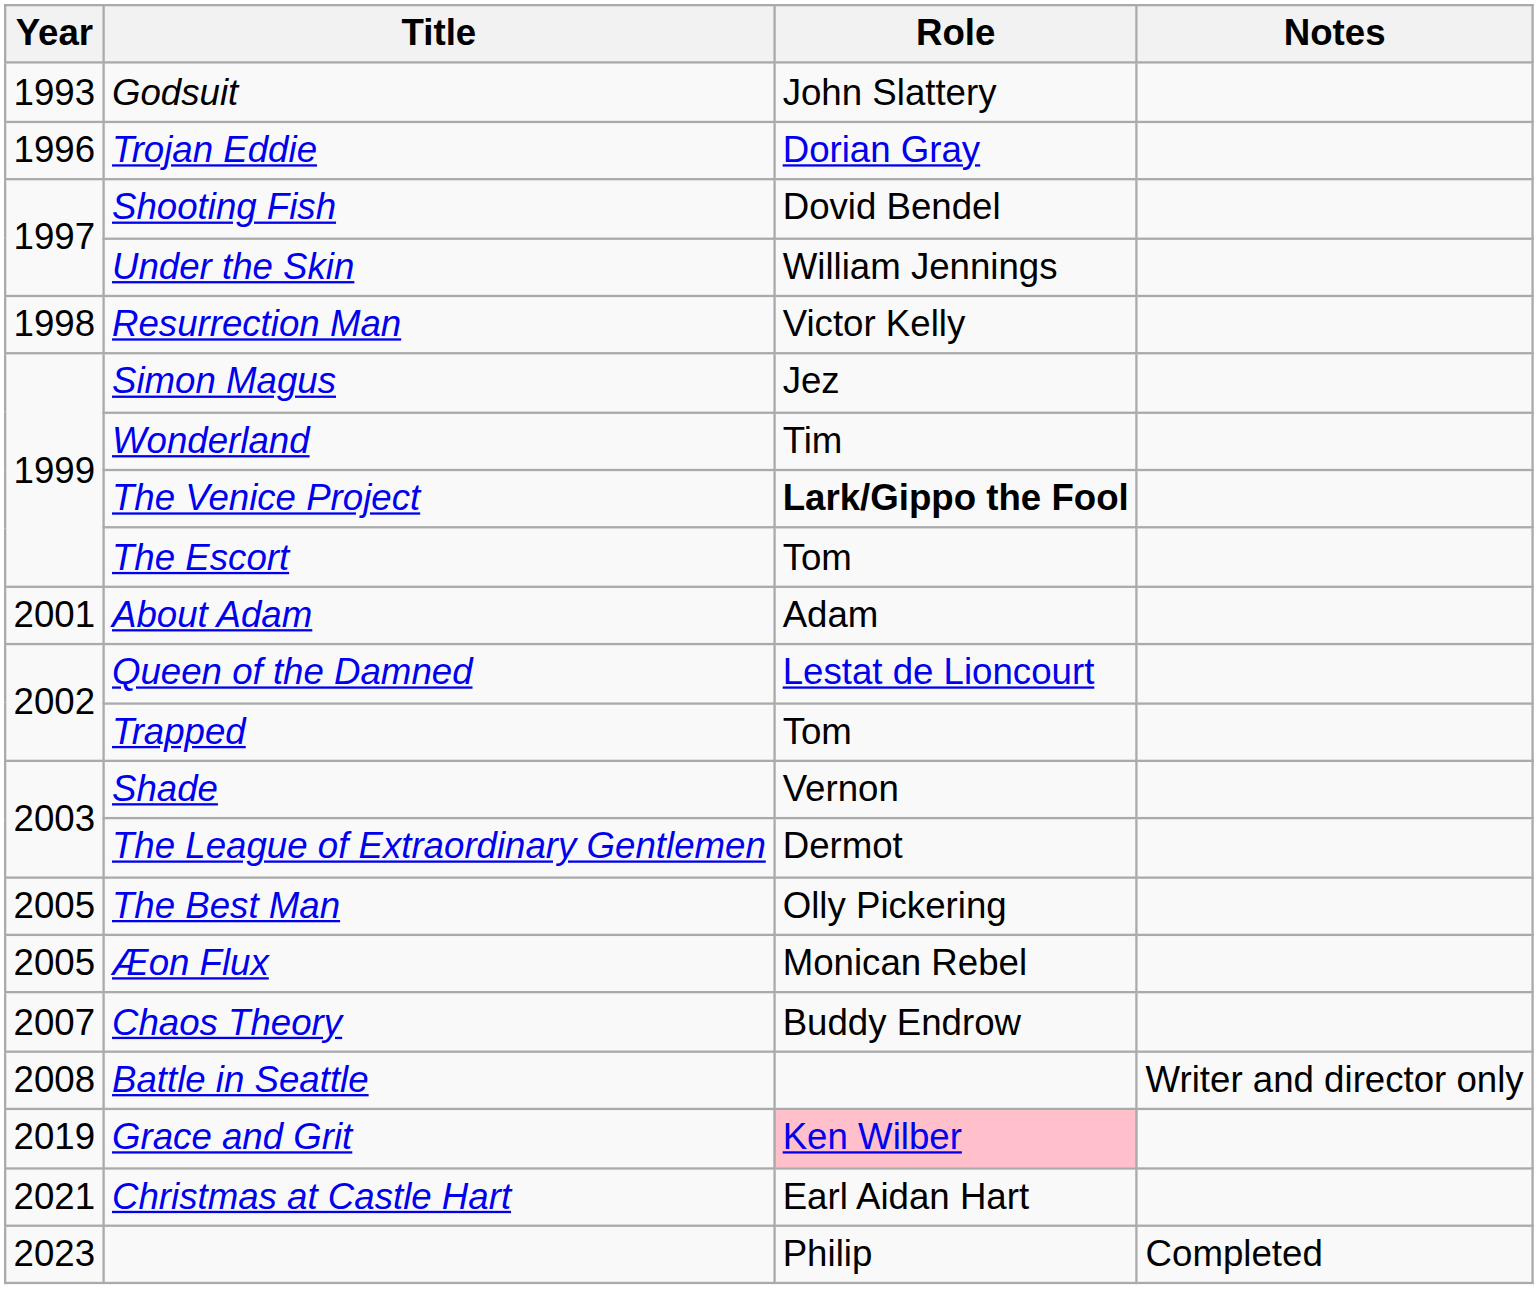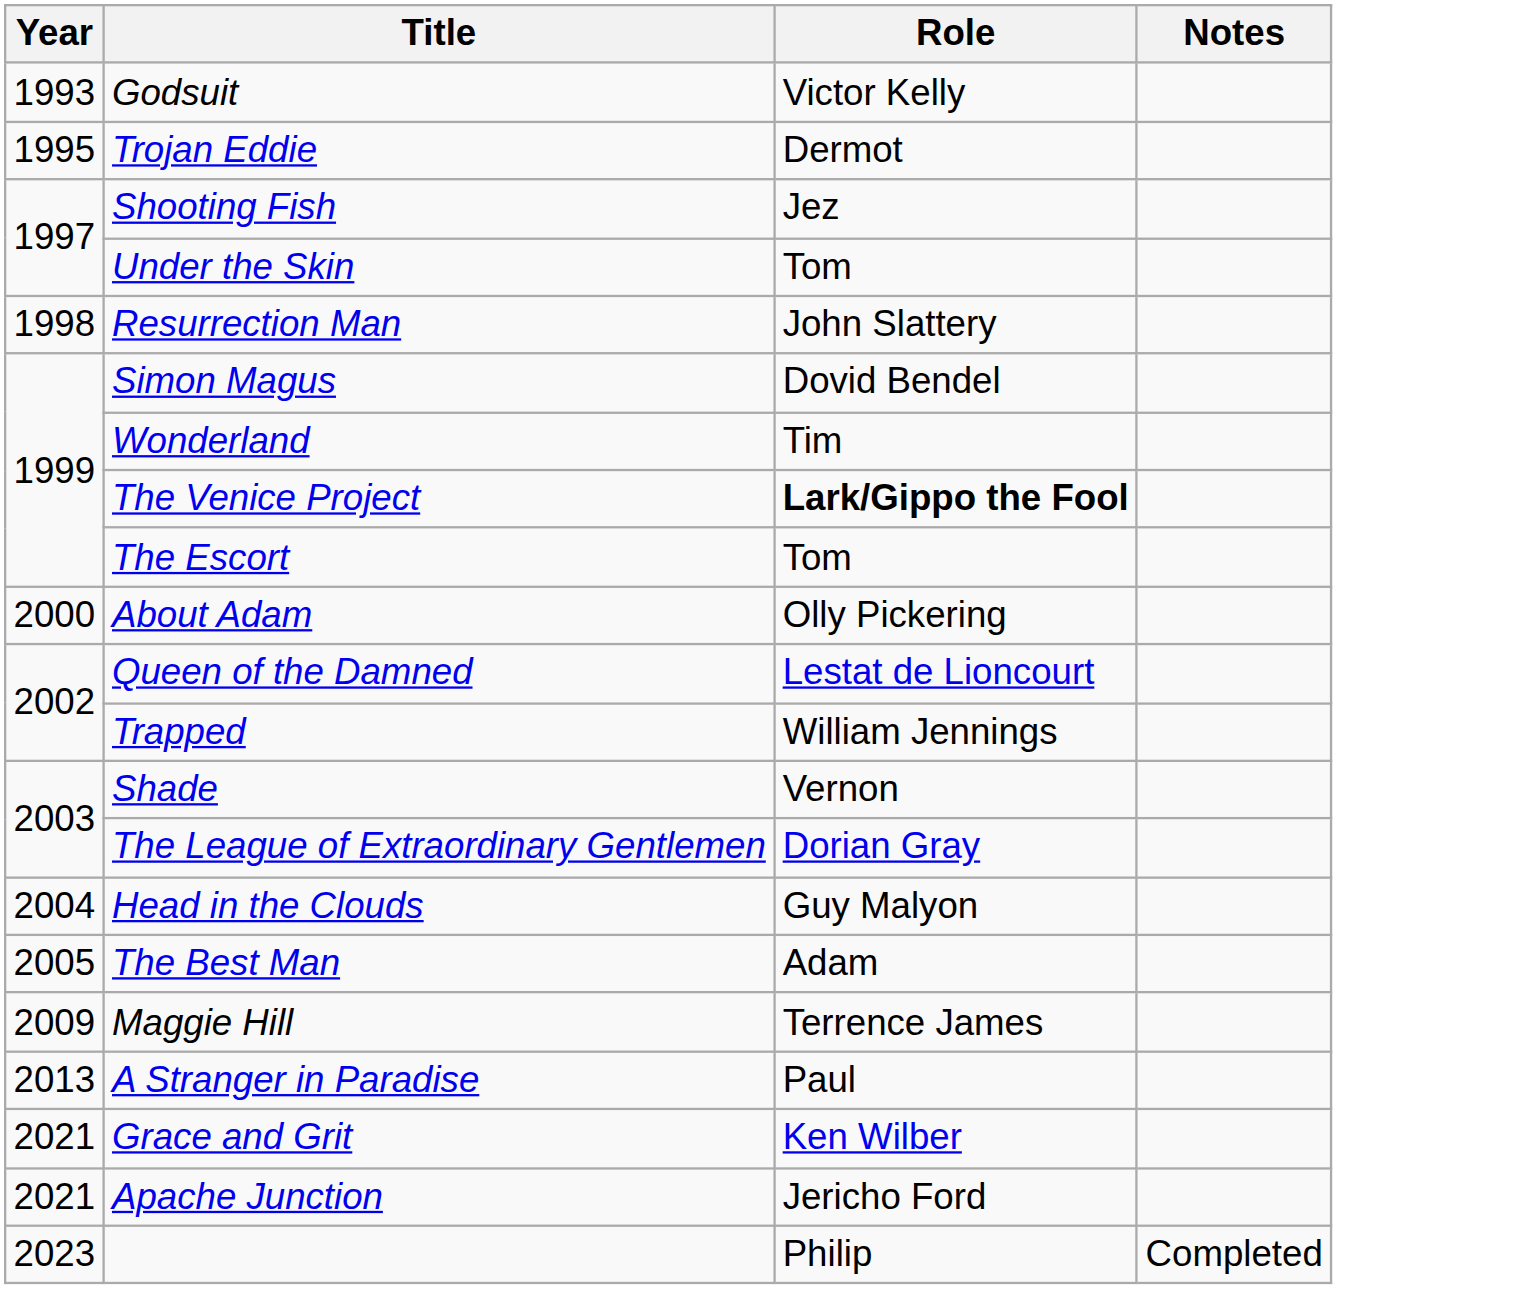(890, 91) John Slattery -> (874, 91) Victor Kelly
(54, 149) 1996 -> (54, 149) 1995
(881, 149) Dorian Gray -> (843, 149) Dermot
(892, 207) Dovid Bendel -> (811, 207) Jez
(920, 265) William Jennings -> (817, 265) Tom
(874, 324) Victor Kelly -> (890, 324) John Slattery
(811, 382) Jez -> (892, 382) Dovid Bendel
(54, 614) 2001 -> (54, 614) 2000
(831, 614) Adam -> (895, 614) Olly Pickering
(817, 730) Tom -> (920, 730) William Jennings
(843, 847) Dermot -> (881, 847) Dorian Gray
+ row: (268, 905)
(895, 905) Olly Pickering -> (831, 963) Adam
- row: (190, 963)
- row: (227, 1021)
- row: (240, 1079)
+ row: (203, 1021)
+ row: (296, 1079)
(54, 1137) 2019 -> (54, 1137) 2021
(872, 1137) pink background -> (872, 1137) no background
- row: (312, 1195)
+ row: (247, 1195)
